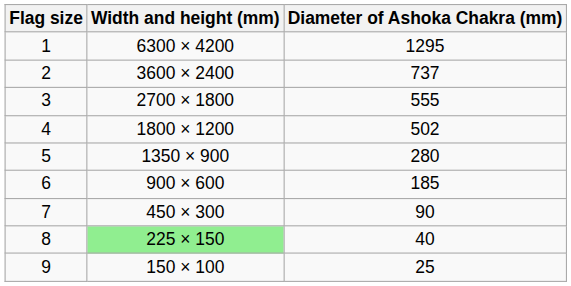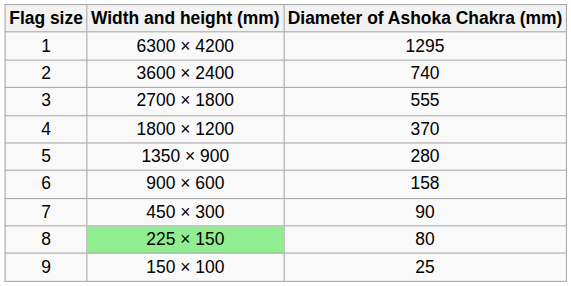(425, 73) 737 -> (425, 73) 740
(425, 128) 502 -> (425, 128) 370
(425, 184) 185 -> (425, 184) 158
(425, 239) 40 -> (425, 239) 80
